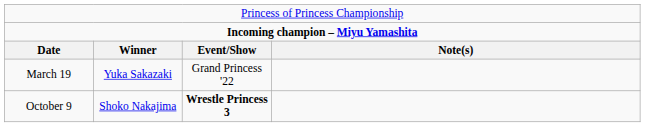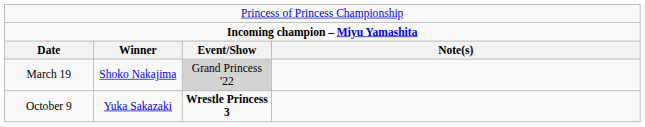(138, 74) Yuka Sakazaki -> (138, 74) Shoko Nakajima
(227, 74) no background -> (227, 74) lightgrey background
(138, 106) Shoko Nakajima -> (138, 106) Yuka Sakazaki
